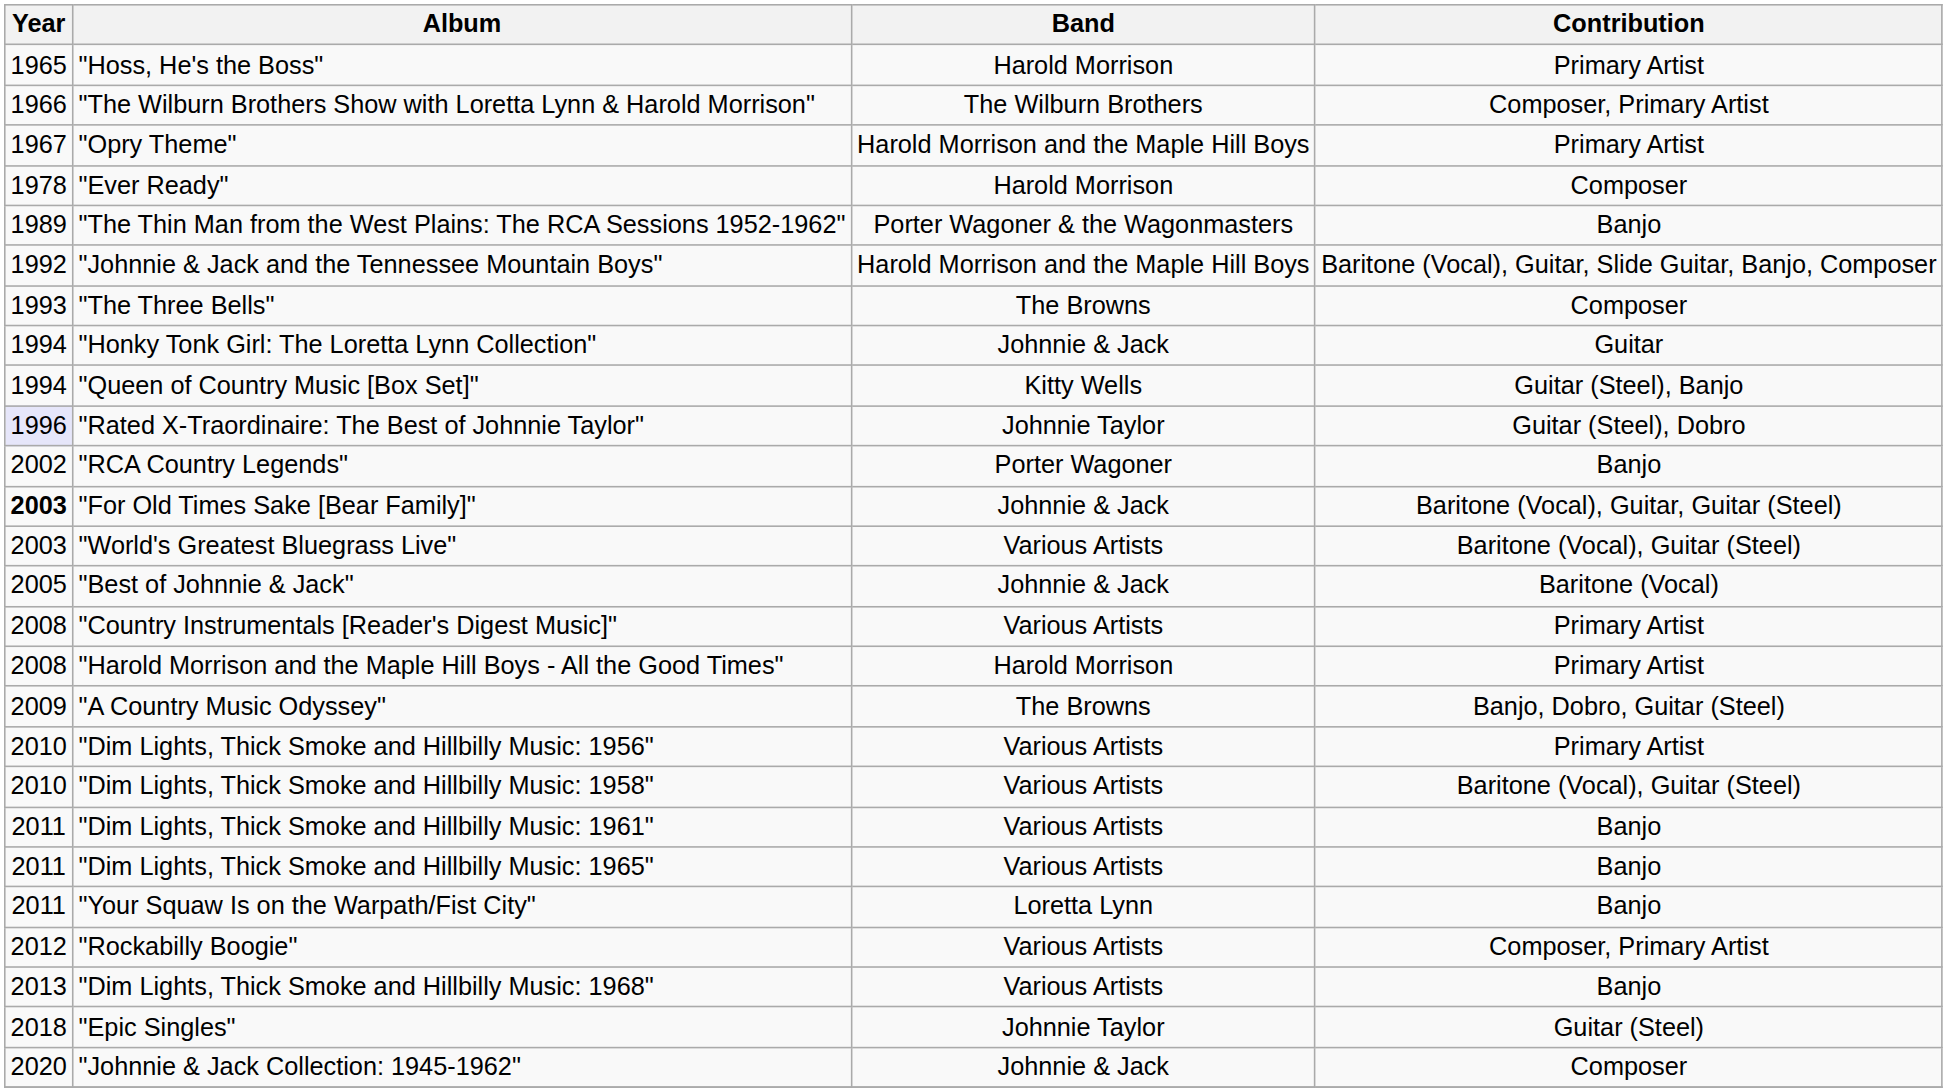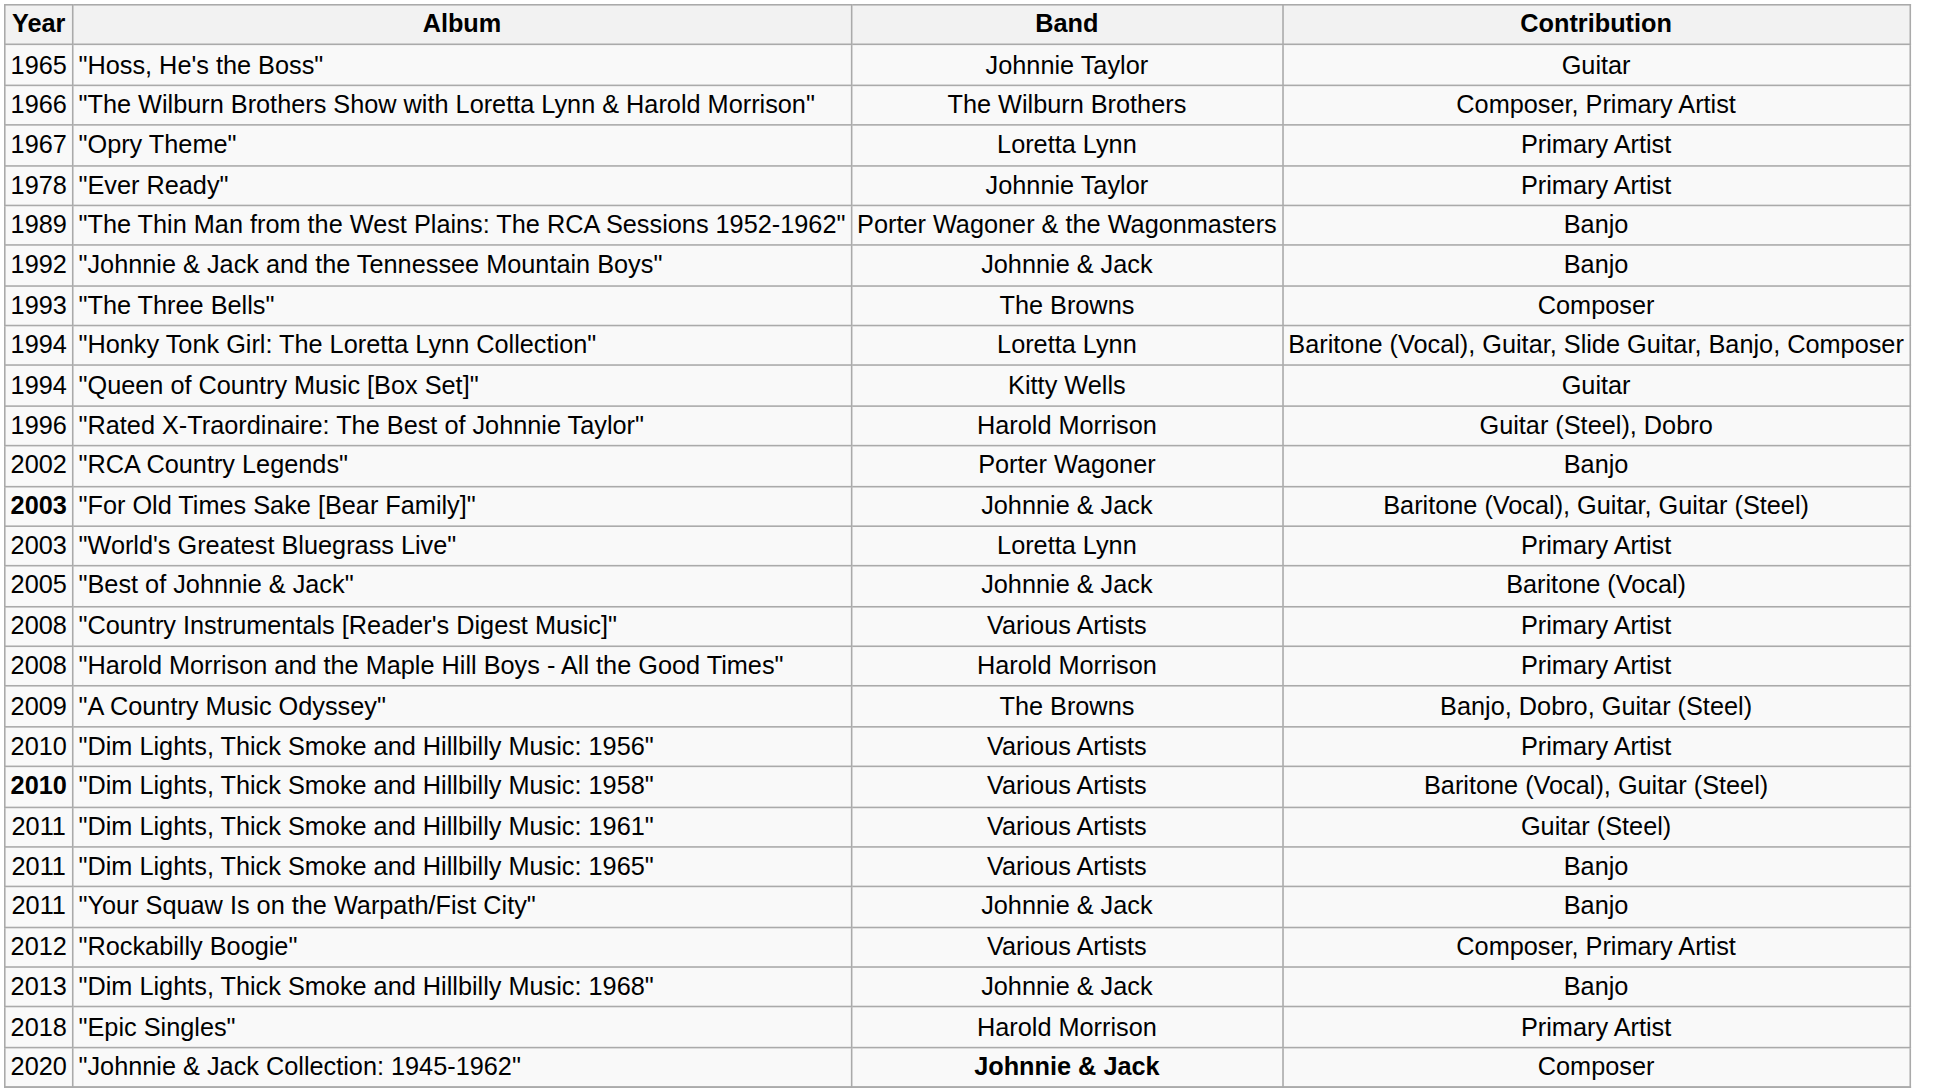(1083, 64) Harold Morrison -> (1067, 64) Johnnie Taylor
(1629, 64) Primary Artist -> (1596, 64) Guitar
(1083, 144) Harold Morrison and the Maple Hill Boys -> (1067, 144) Loretta Lynn
(1083, 184) Harold Morrison -> (1067, 184) Johnnie Taylor
(1629, 184) Composer -> (1596, 184) Primary Artist
(1083, 265) Harold Morrison and the Maple Hill Boys -> (1067, 265) Johnnie & Jack
(1629, 265) Baritone (Vocal), Guitar, Slide Guitar, Banjo, Composer -> (1596, 265) Banjo
(1083, 345) Johnnie & Jack -> (1067, 345) Loretta Lynn
(1629, 345) Guitar -> (1596, 345) Baritone (Vocal), Guitar, Slide Guitar, Banjo, Composer
(1629, 385) Guitar (Steel), Banjo -> (1596, 385) Guitar
(39, 425) lavender background -> (39, 425) no background
(1083, 425) Johnnie Taylor -> (1067, 425) Harold Morrison
(1083, 545) Various Artists -> (1067, 545) Loretta Lynn
(1629, 545) Baritone (Vocal), Guitar (Steel) -> (1596, 545) Primary Artist
(39, 786) normal -> (39, 786) bold
(1629, 826) Banjo -> (1596, 826) Guitar (Steel)
(1083, 906) Loretta Lynn -> (1067, 906) Johnnie & Jack
(1083, 986) Various Artists -> (1067, 986) Johnnie & Jack
(1083, 1026) Johnnie Taylor -> (1067, 1026) Harold Morrison
(1629, 1026) Guitar (Steel) -> (1596, 1026) Primary Artist
(1083, 1066) normal -> (1067, 1066) bold
